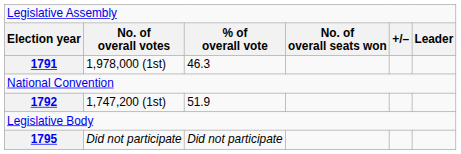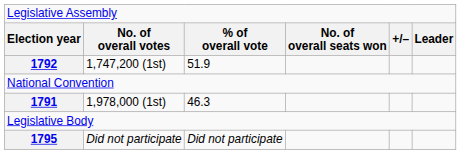rows swapped: (126, 64) <-> (126, 102)
